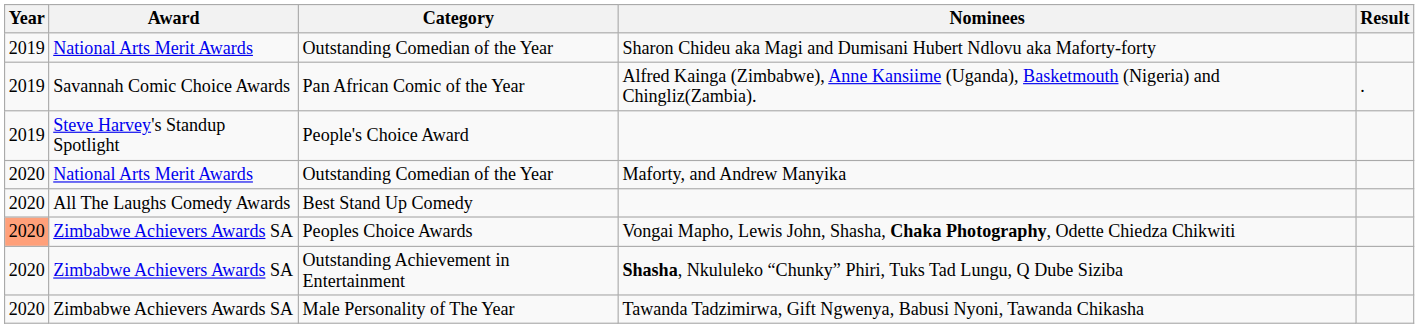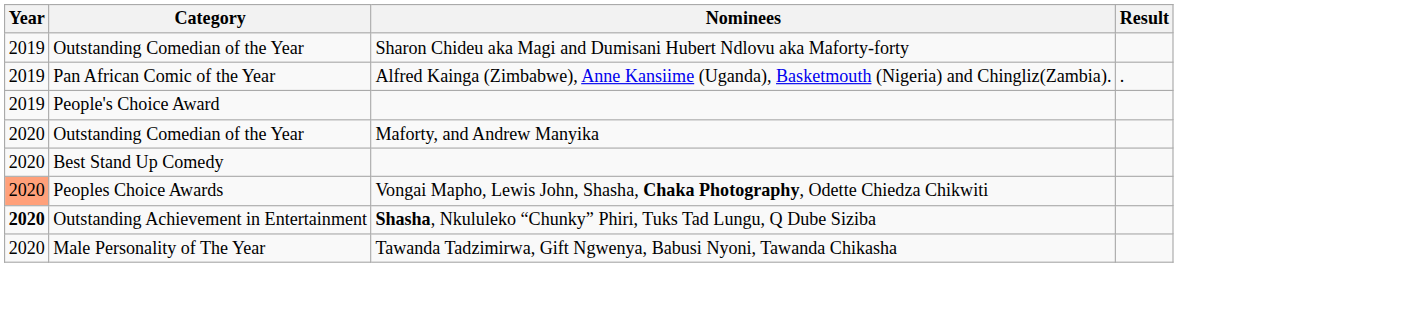- column: (174, 18)
(27, 270) normal -> (27, 219) bold
